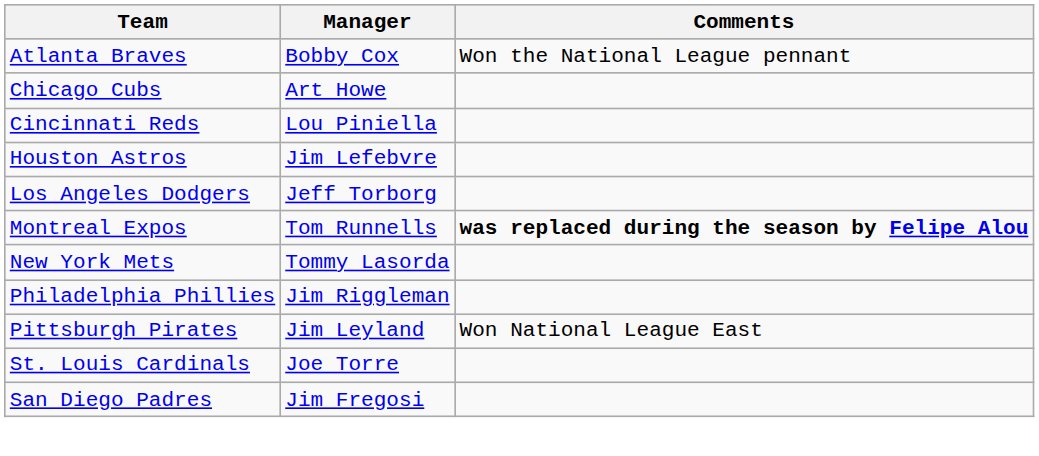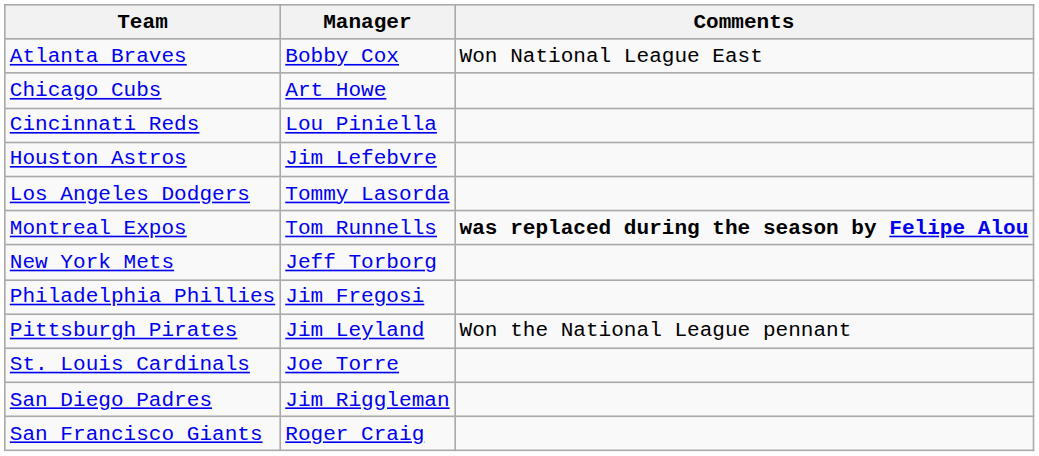(655, 56) Won the National League pennant -> (611, 56) Won National League East
(361, 194) Jeff Torborg -> (367, 194) Tommy Lasorda
(367, 262) Tommy Lasorda -> (361, 262) Jeff Torborg
(367, 297) Jim Riggleman -> (355, 297) Jim Fregosi
(611, 331) Won National League East -> (655, 331) Won the National League pennant
(355, 400) Jim Fregosi -> (367, 400) Jim Riggleman
+ row: (136, 434)
